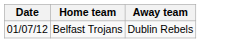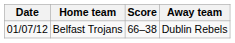+ column: (142, 12)
